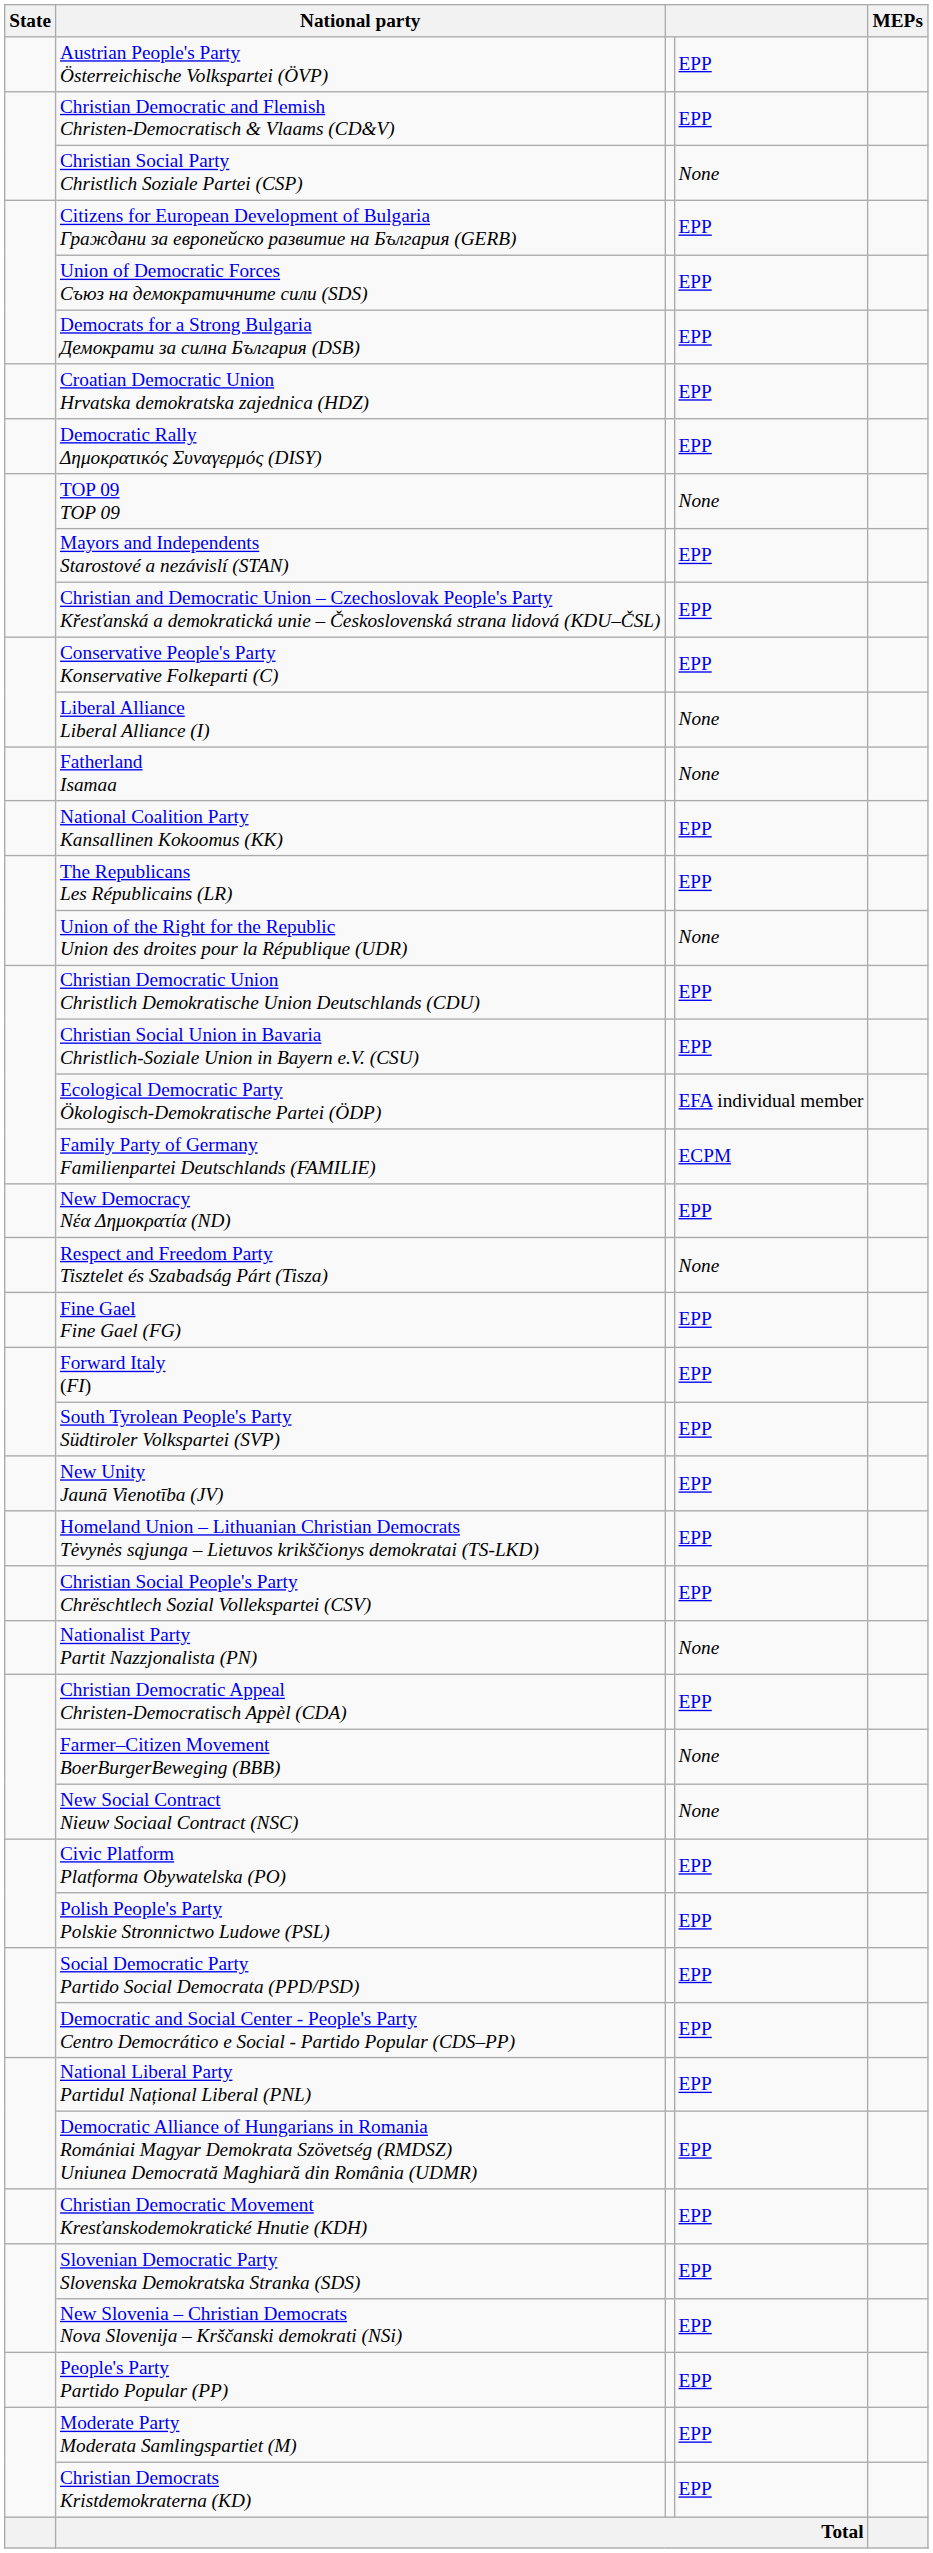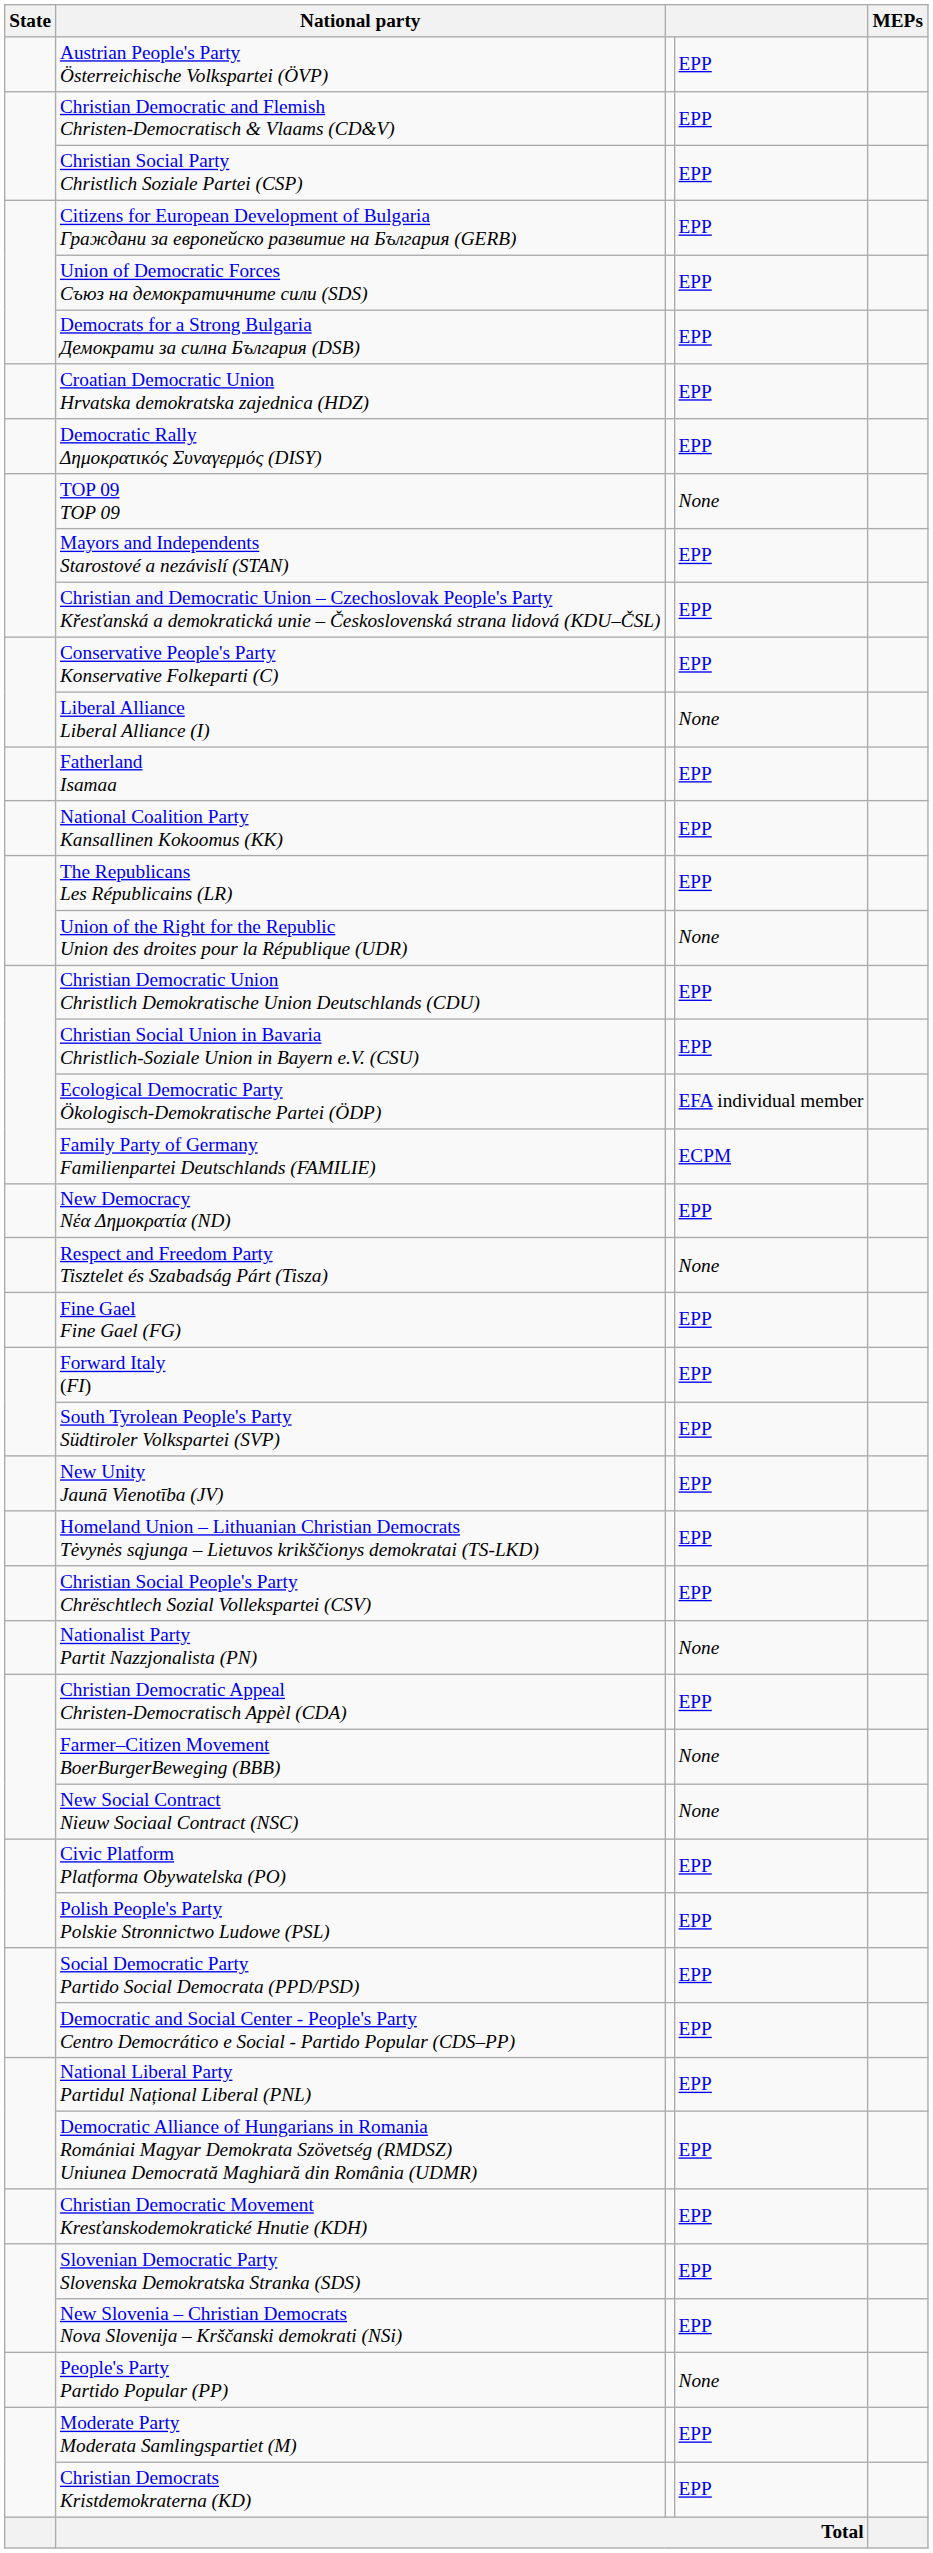(699, 173) None -> (695, 173) EPP
(699, 773) None -> (695, 773) EPP
(695, 2380) EPP -> (699, 2380) None
